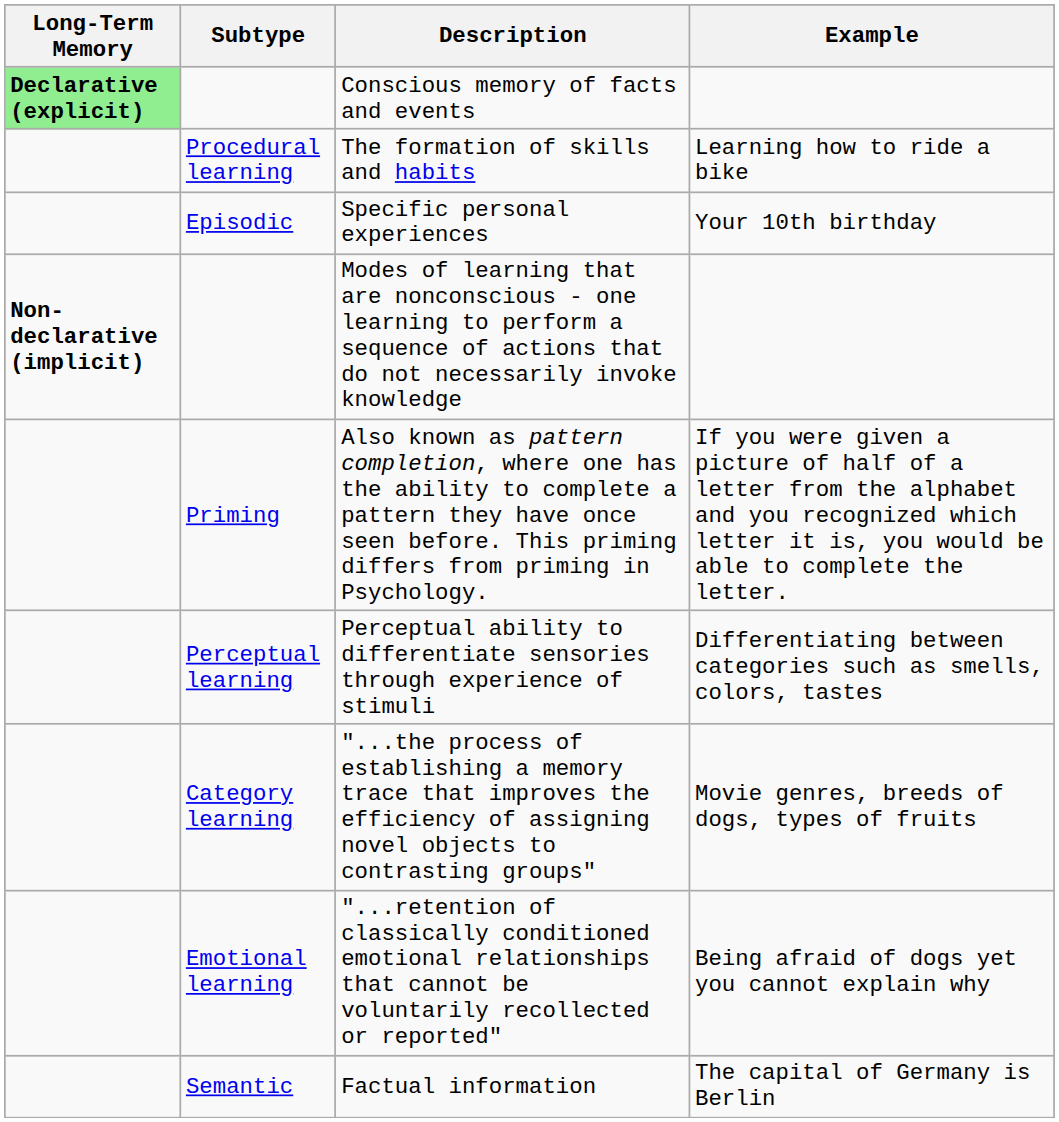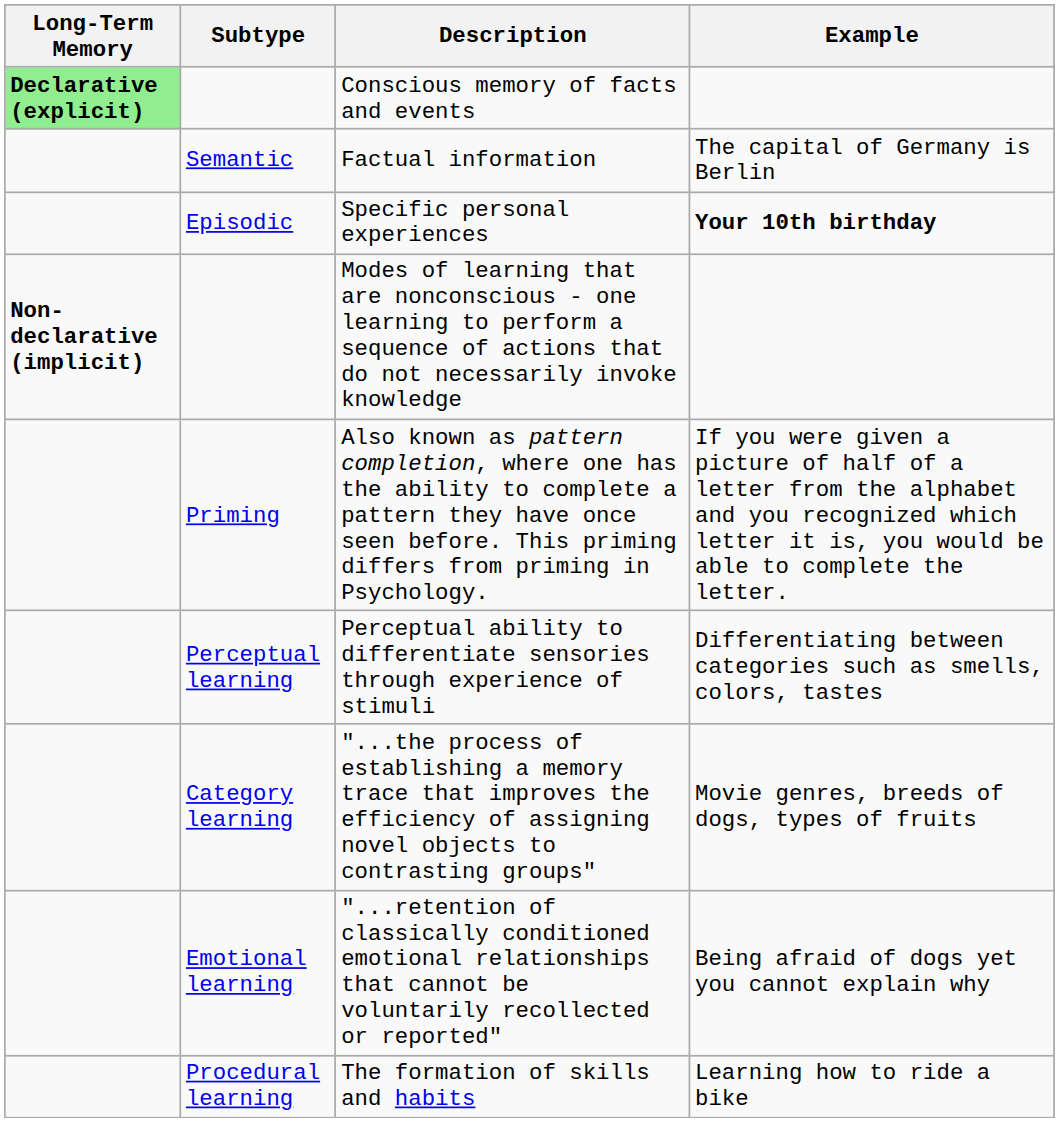rows swapped: (469, 1086) <-> (495, 160)
(816, 223) normal -> (816, 223) bold
